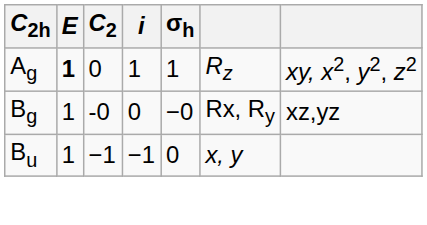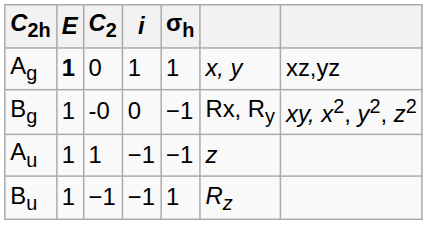(219, 69) Rz -> (224, 68) x, y
(351, 69) xy, x2, y2, z2 -> (313, 68) xz,yz
(180, 112) −0 -> (180, 111) −1
(313, 112) xz,yz -> (351, 111) xy, x2, y2, z2
+ row: (24, 155)
(173, 155) 0 -> (173, 197) 1
(224, 155) x, y -> (219, 198) Rz
